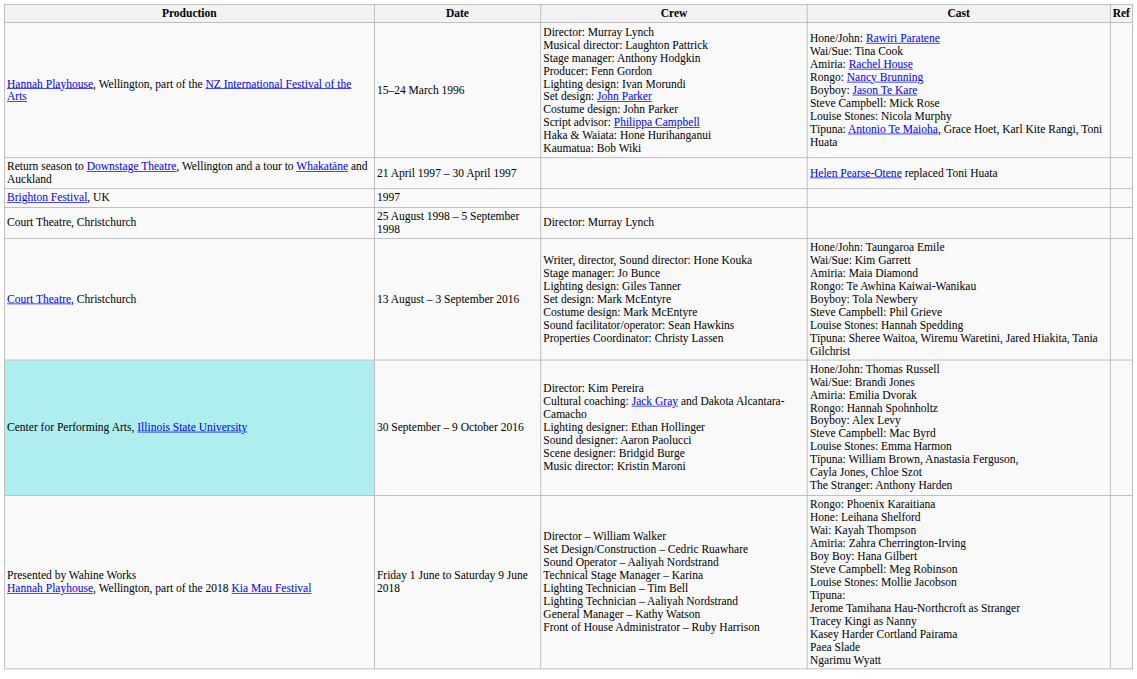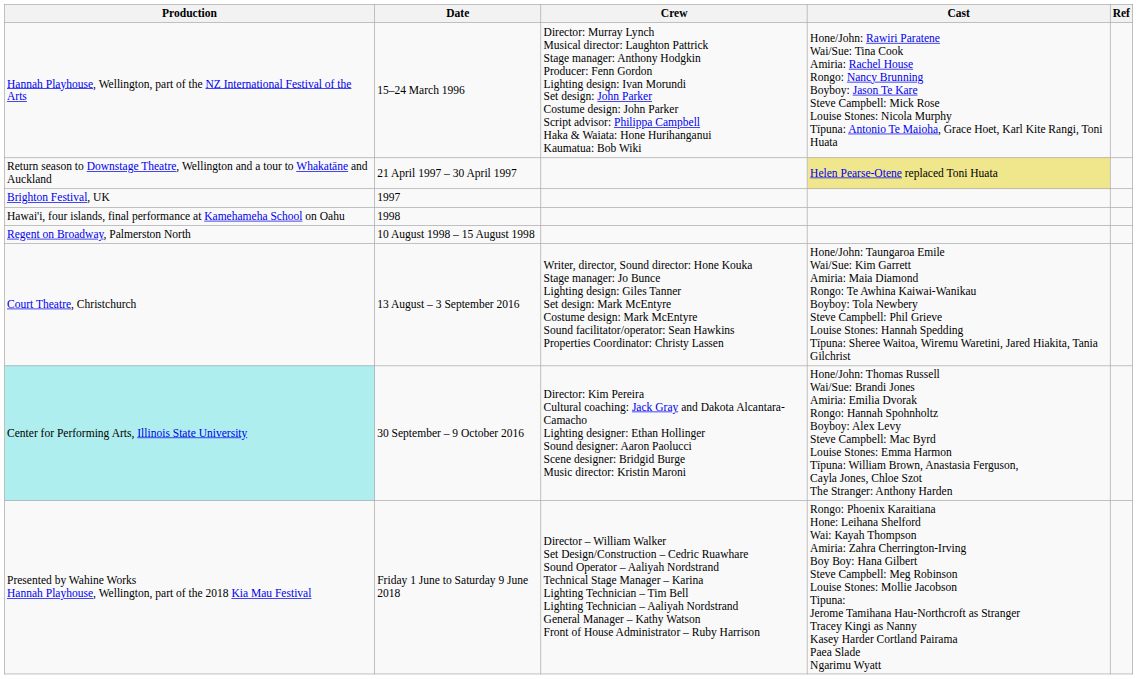(904, 173) no background -> (904, 173) khaki background
+ row: (389, 216)
+ row: (456, 234)
- row: (448, 222)
